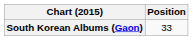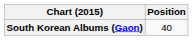(167, 27) 33 -> (167, 27) 40
